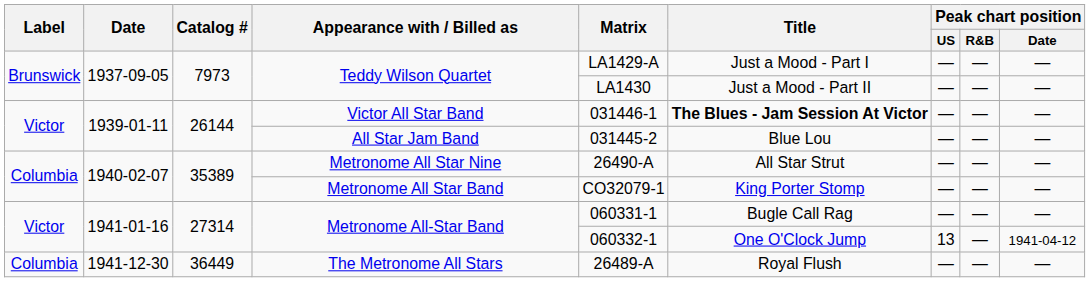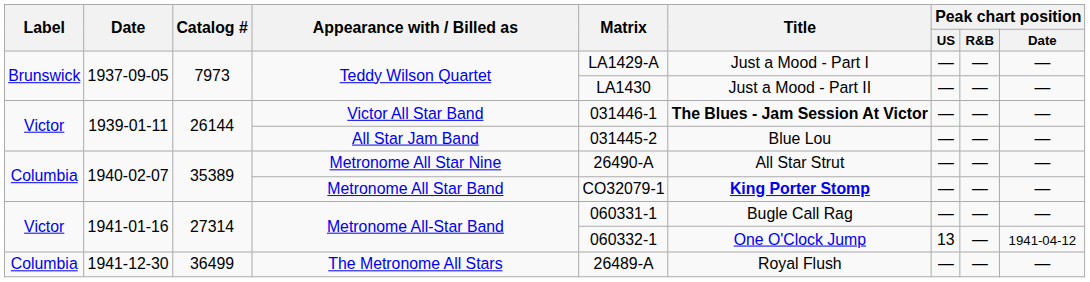(800, 188) normal -> (800, 188) bold
(212, 264) 36449 -> (212, 264) 36499
